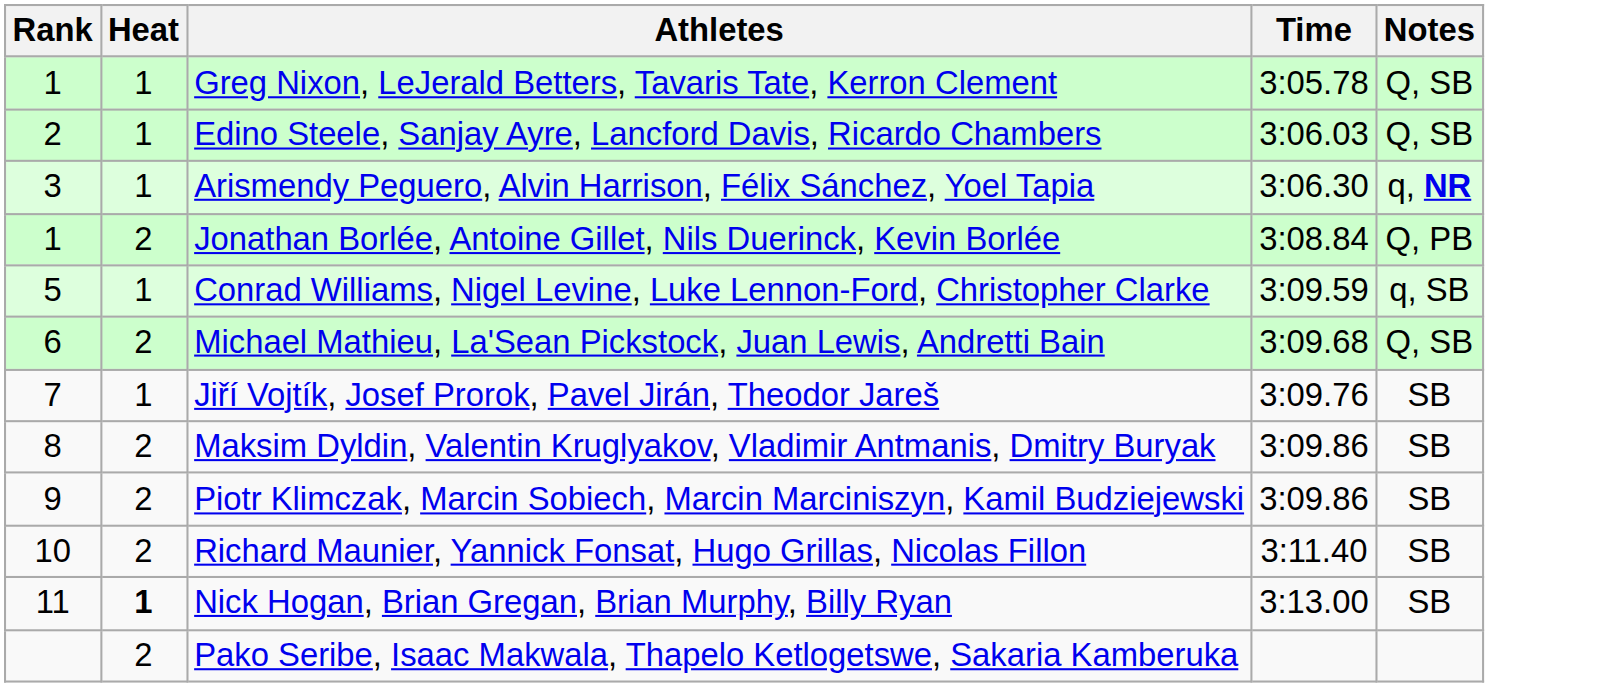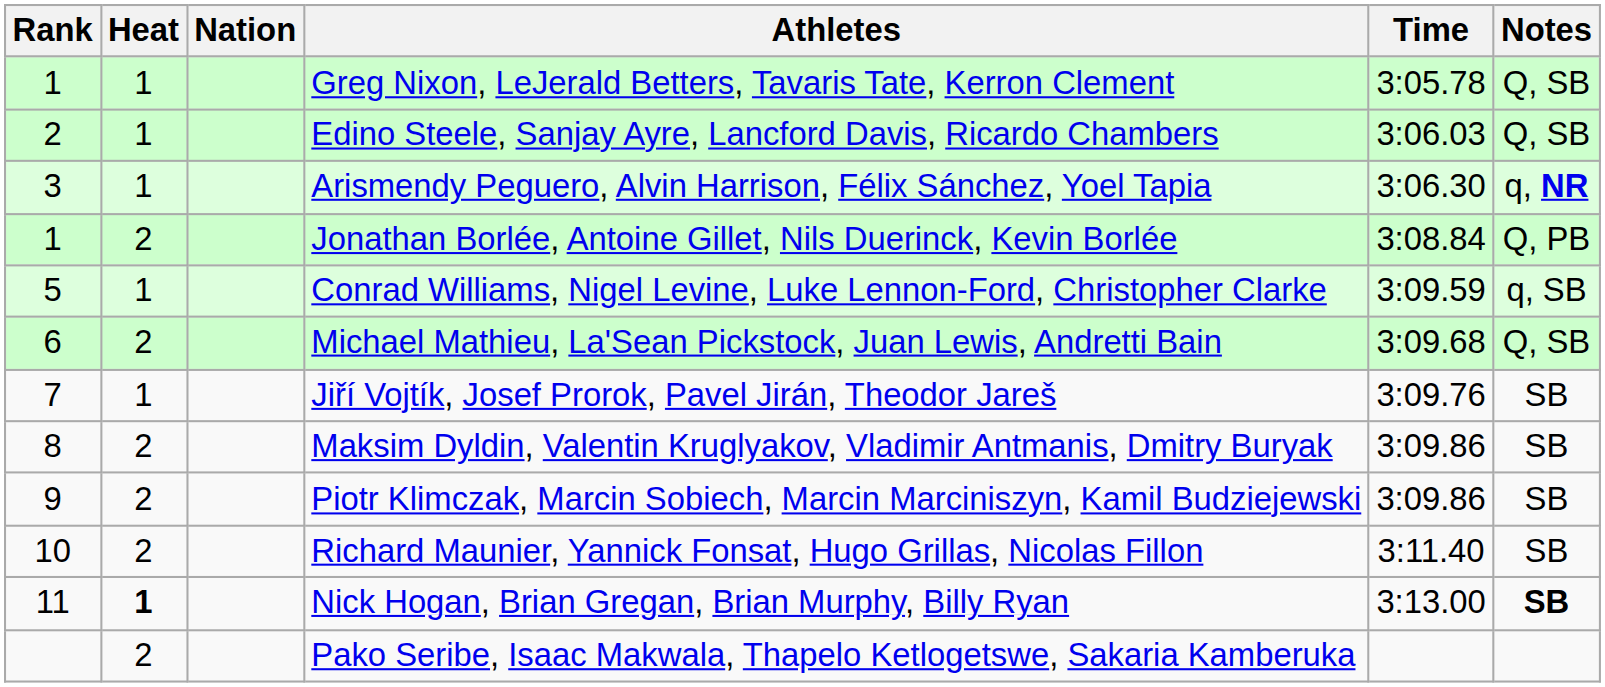+ column: (245, 30)
(1429, 602) normal -> (1547, 602) bold
